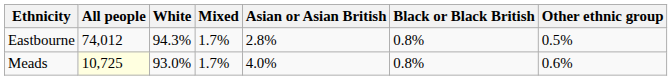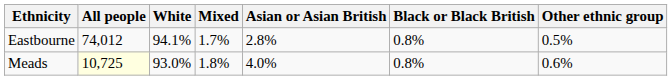(172, 39) 94.3% -> (172, 39) 94.1%
(214, 63) 1.7% -> (214, 63) 1.8%
